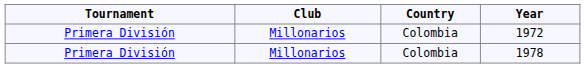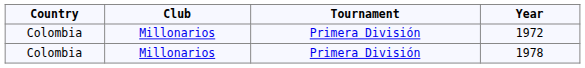columns swapped: (120, 14) <-> (430, 14)
